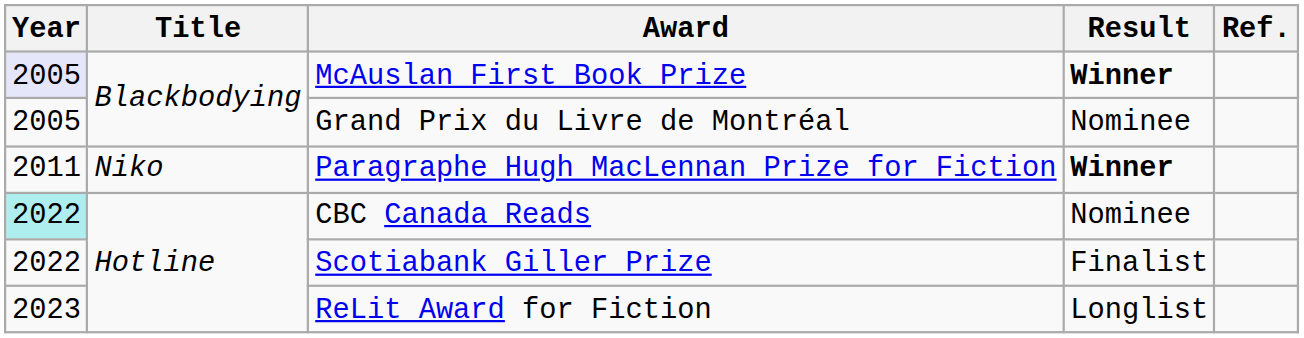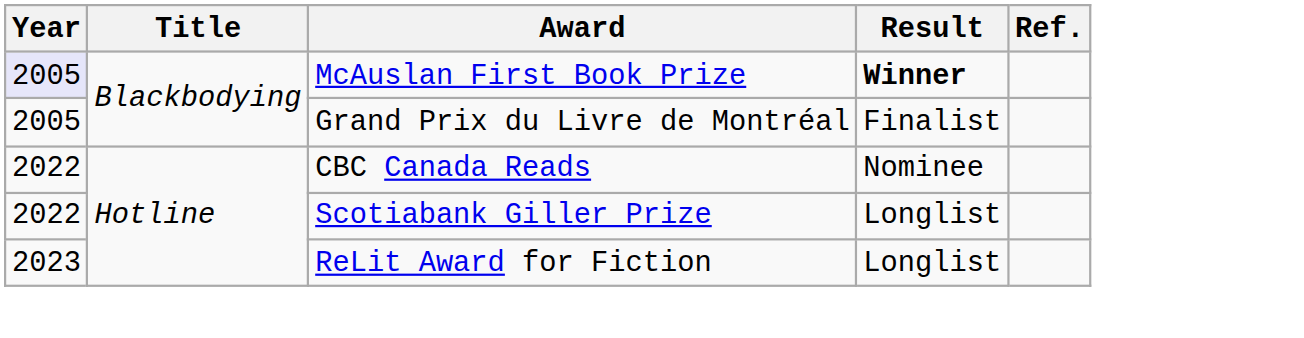(1131, 122) Nominee -> (932, 122) Finalist
- row: (686, 169)
(46, 216) paleturquoise background -> (46, 169) no background
(1139, 263) Finalist -> (932, 216) Longlist
